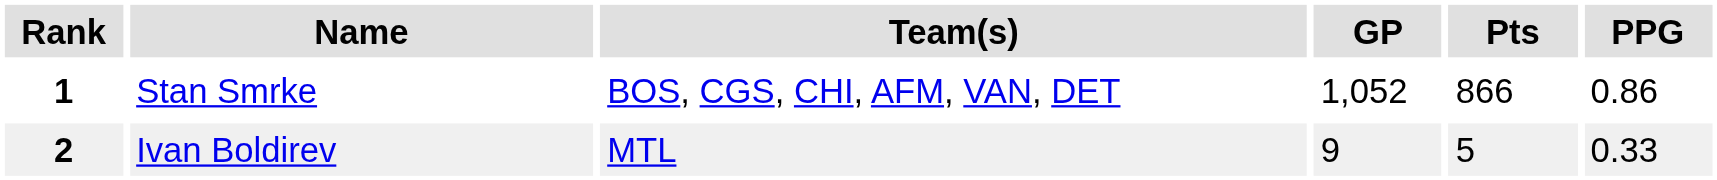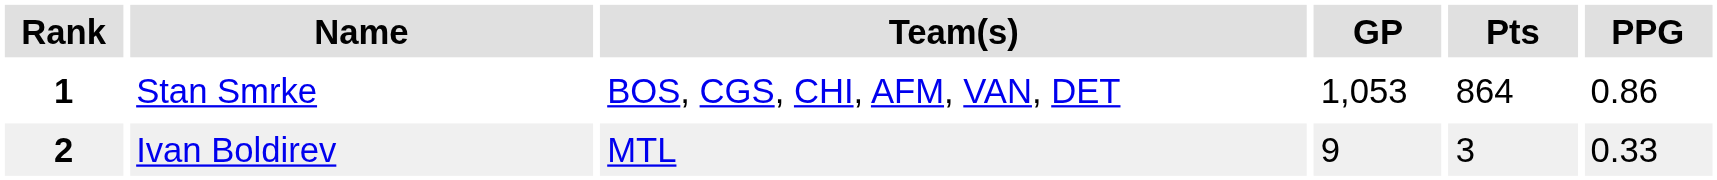(1364, 90) 1,052 -> (1364, 90) 1,053
(1485, 90) 866 -> (1485, 90) 864
(1465, 150) 5 -> (1465, 150) 3
